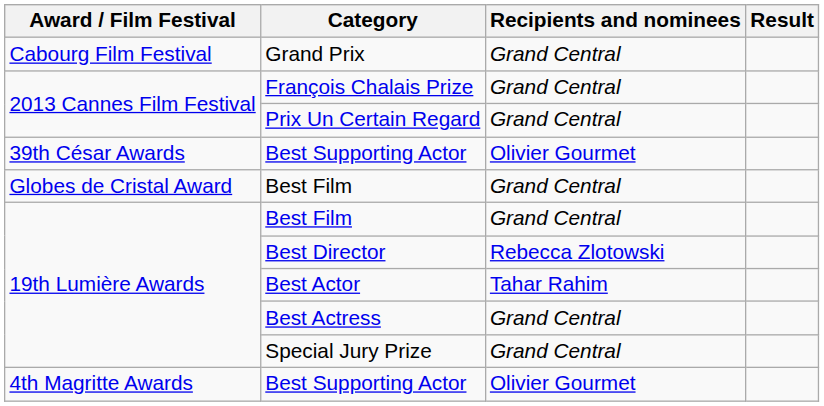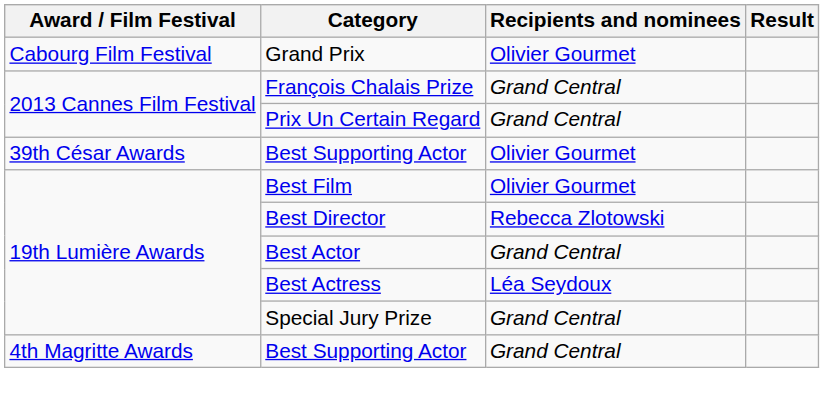(555, 53) Grand Central -> (563, 53) Olivier Gourmet
- row: (121, 185)
(555, 218) Grand Central -> (563, 185) Olivier Gourmet
(549, 284) Tahar Rahim -> (555, 251) Grand Central
(555, 317) Grand Central -> (551, 284) Léa Seydoux
(563, 383) Olivier Gourmet -> (555, 350) Grand Central
